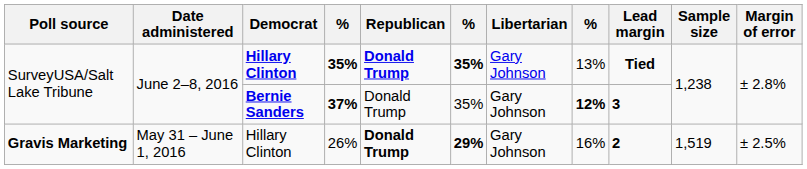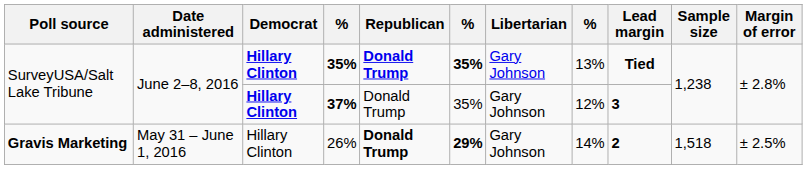(275, 104) Bernie Sanders -> (272, 104) Hillary Clinton
(590, 104) bold -> (590, 104) normal
(590, 144) 16% -> (590, 144) 14%
(693, 144) 1,519 -> (693, 144) 1,518
